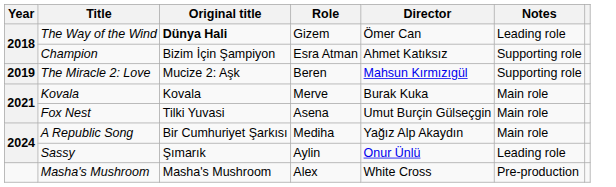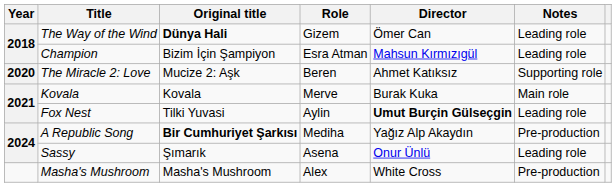(406, 53) Ahmet Katıksız -> (425, 53) Mahsun Kırmızıgül
(539, 53) Supporting role -> (552, 53) Leading role
(21, 73) 2019 -> (21, 73) 2020
(416, 73) Mahsun Kırmızıgül -> (415, 73) Ahmet Katıksız
(311, 113) Asena -> (316, 113) Aylin
(427, 113) normal -> (443, 113) bold
(523, 113) Main role -> (552, 113) Leading role
(225, 133) normal -> (230, 133) bold
(523, 133) Main role -> (559, 133) Pre-production
(307, 152) Aylin -> (321, 152) Asena
